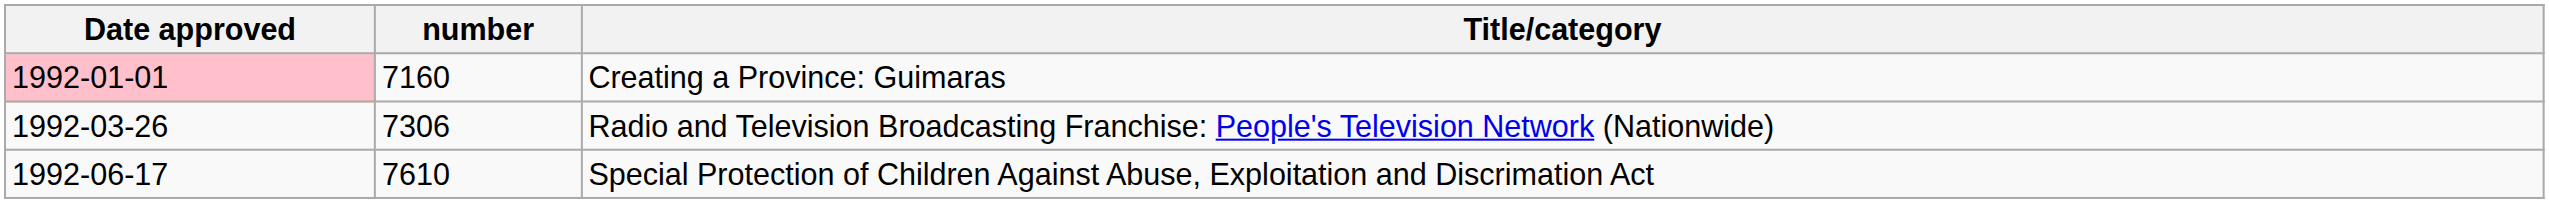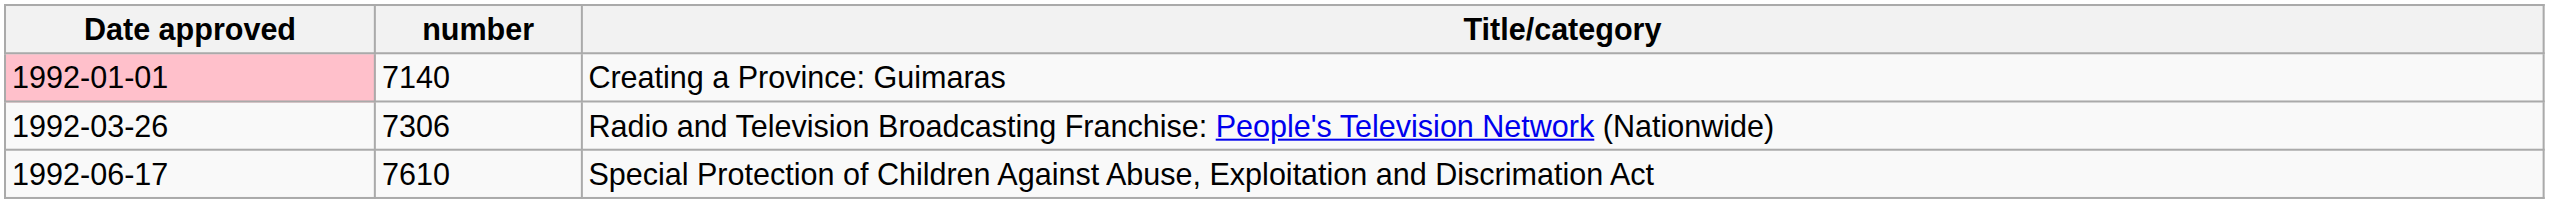(416, 78) 7160 -> (416, 78) 7140
